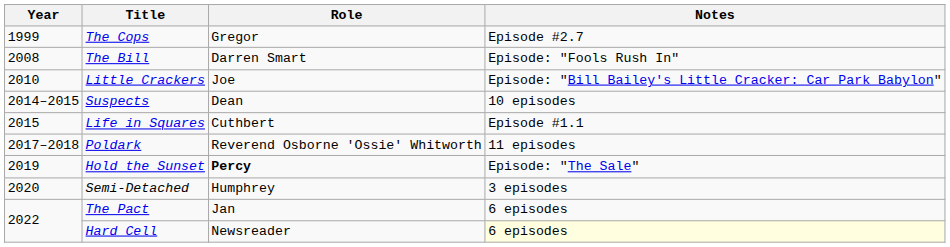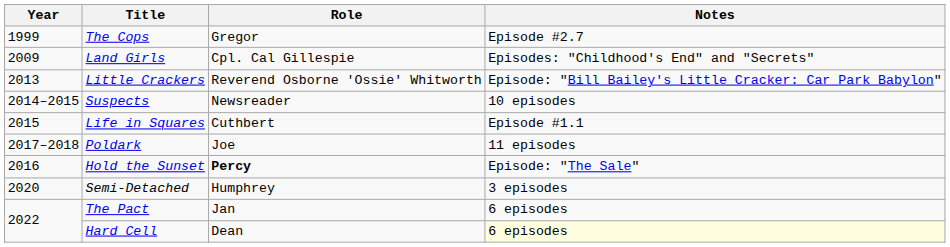- row: (117, 59)
+ row: (125, 59)
(24, 80) 2010 -> (24, 80) 2013
(223, 80) Joe -> (347, 80) Reverend Osborne 'Ossie' Whitworth
(227, 102) Dean -> (251, 102) Newsreader
(347, 145) Reverend Osborne 'Ossie' Whitworth -> (223, 145) Joe
(24, 167) 2019 -> (24, 167) 2016
(251, 231) Newsreader -> (227, 231) Dean
